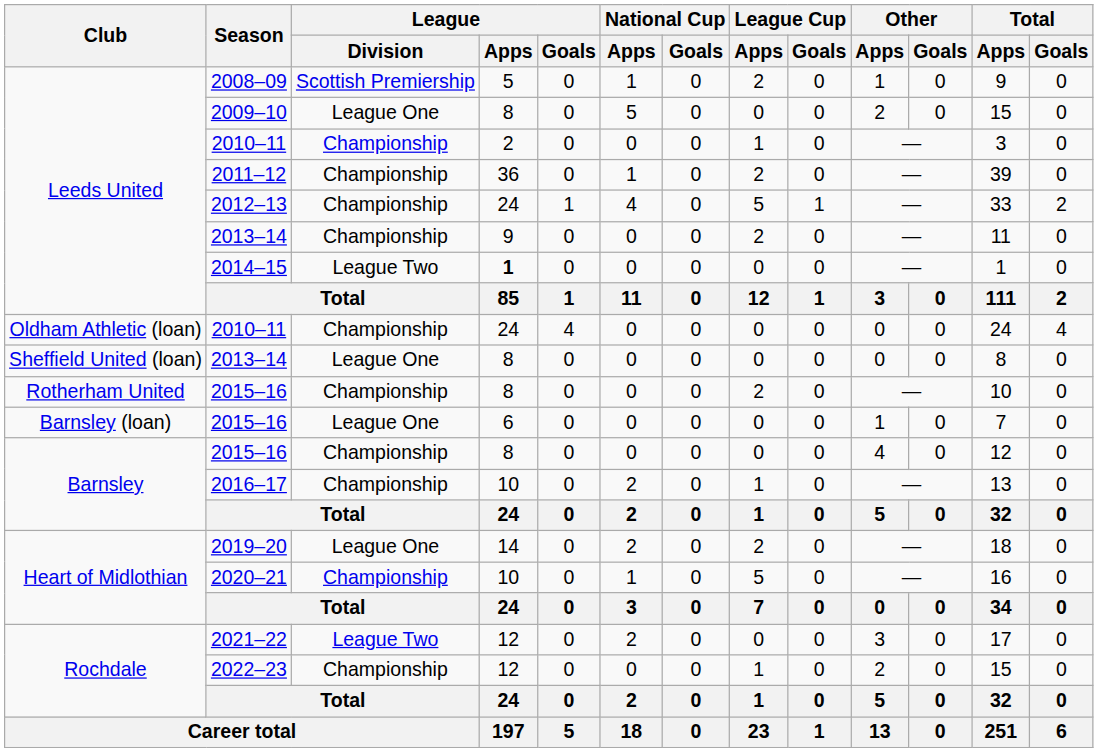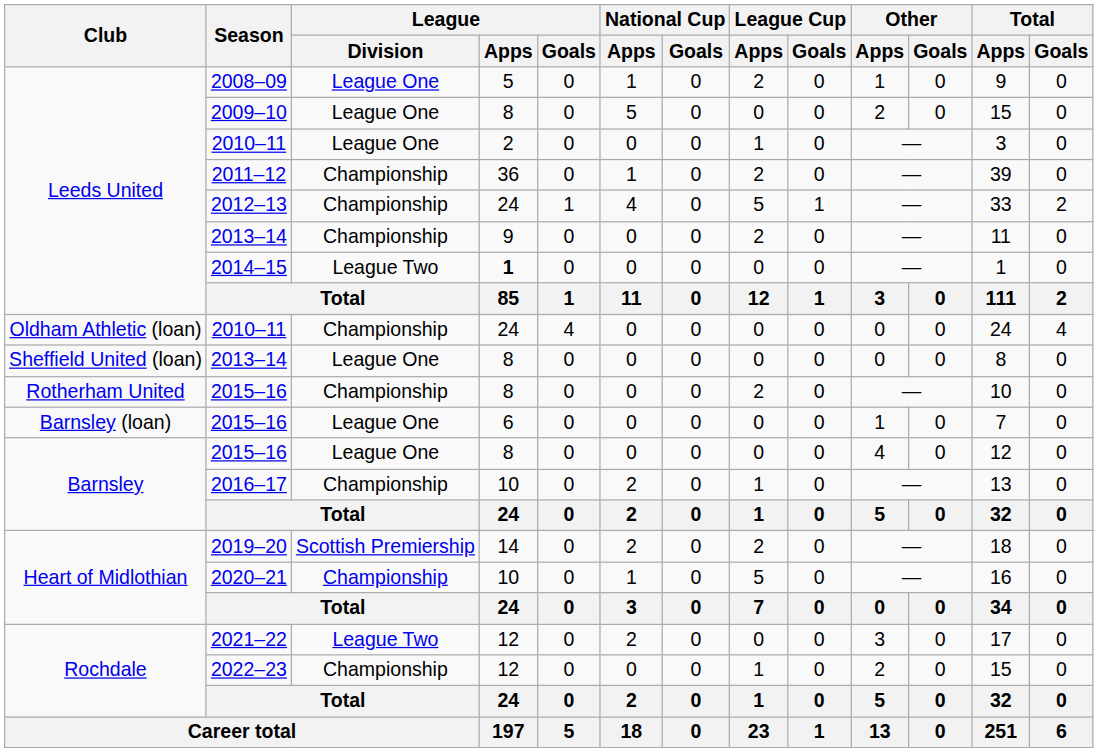(385, 81) Scottish Premiership -> (385, 81) League One
(385, 143) Championship -> (385, 143) League One
(385, 453) Championship -> (385, 453) League One
(385, 546) League One -> (385, 546) Scottish Premiership
